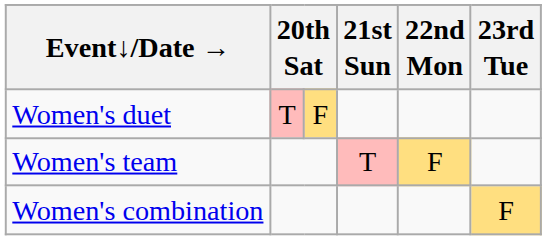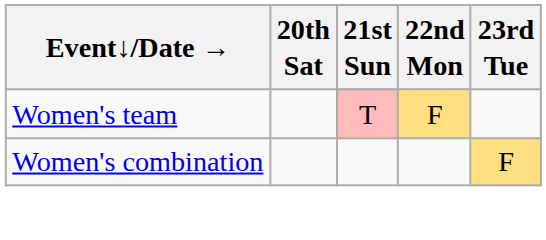- row: (92, 113)
